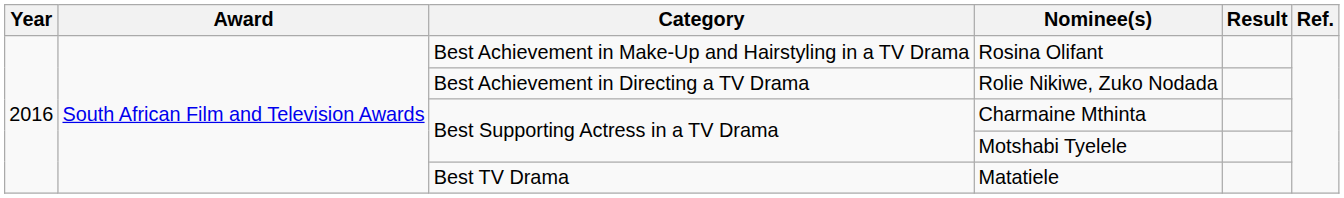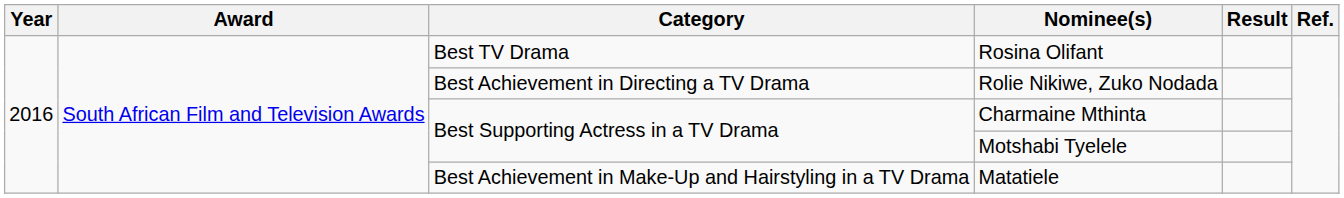(701, 51) Best Achievement in Make-Up and Hairstyling in a TV Drama -> (501, 51) Best TV Drama
(501, 177) Best TV Drama -> (701, 177) Best Achievement in Make-Up and Hairstyling in a TV Drama
